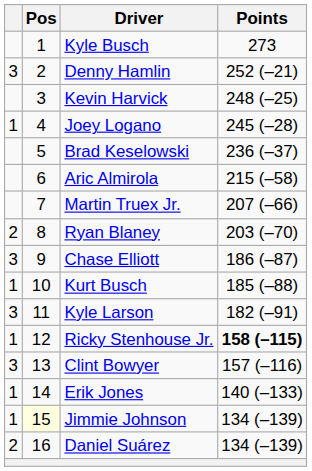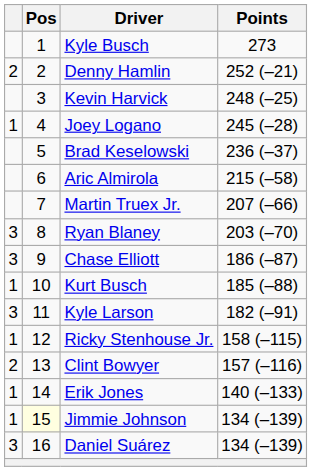(13, 72) 3 -> (13, 72) 2
(13, 232) 2 -> (13, 232) 3
(262, 339) bold -> (262, 339) normal
(13, 365) 3 -> (13, 365) 2
(13, 445) 2 -> (13, 445) 3
